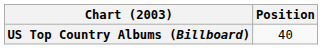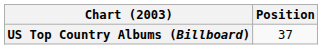(285, 34) 40 -> (285, 34) 37
